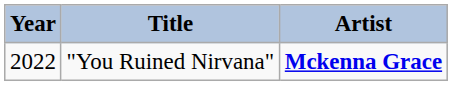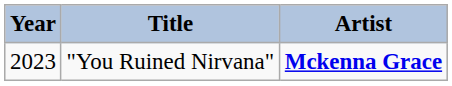(33, 61) 2022 -> (33, 61) 2023
